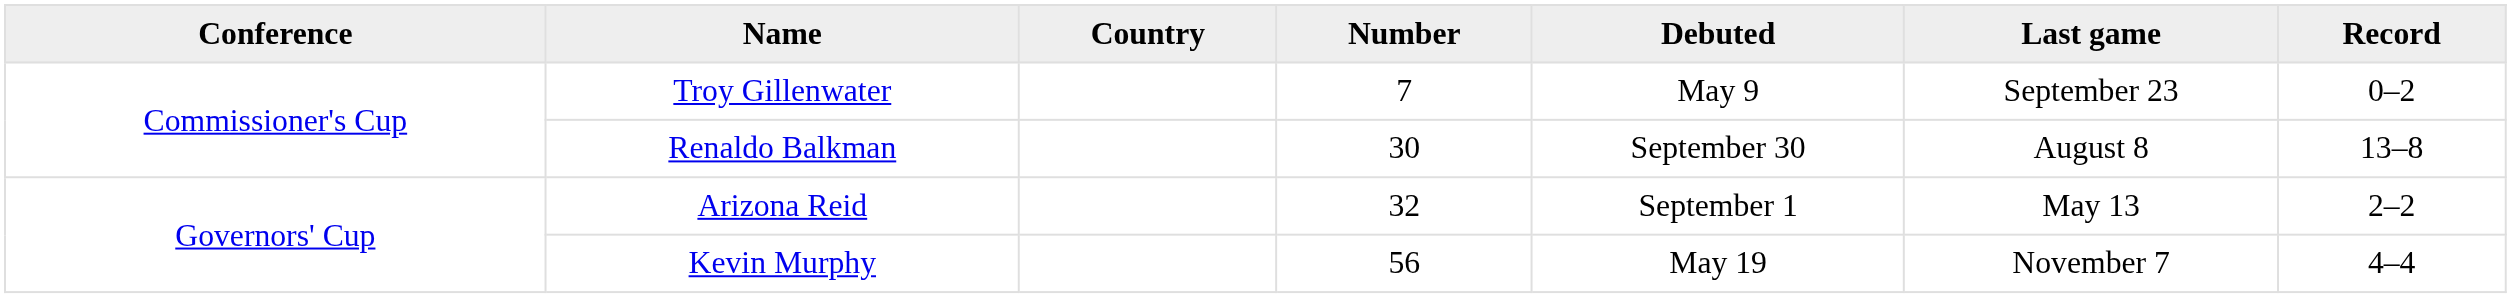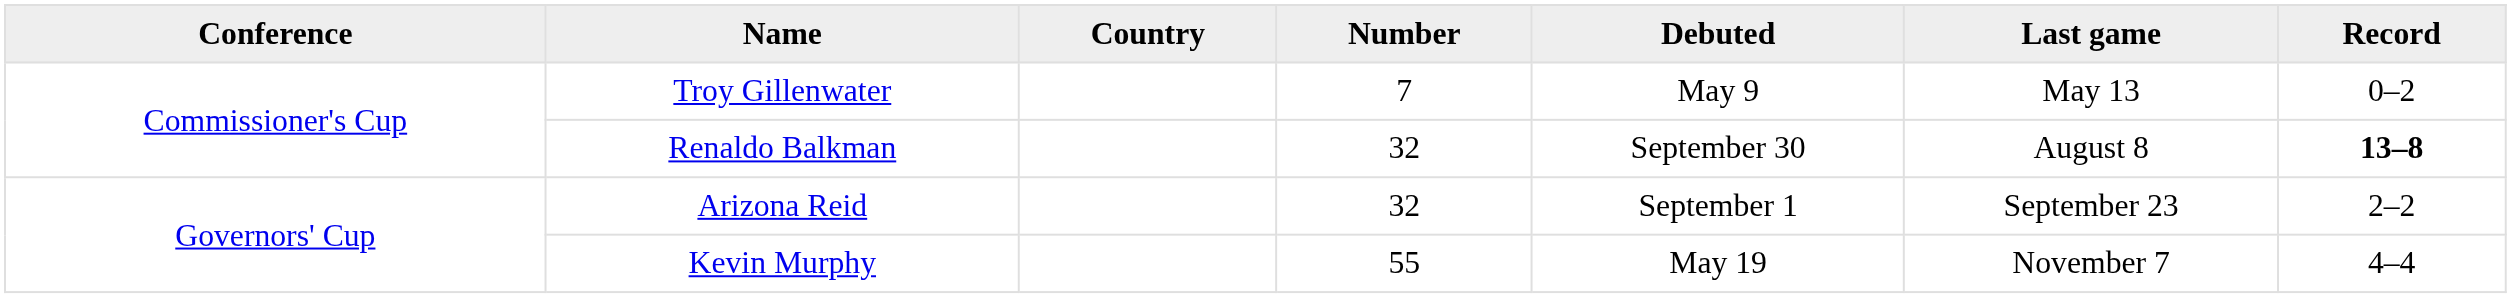(2091, 90) September 23 -> (2091, 90) May 13
(1404, 148) 30 -> (1404, 148) 32
(2392, 148) normal -> (2392, 148) bold
(2091, 205) May 13 -> (2091, 205) September 23
(1404, 262) 56 -> (1404, 262) 55
